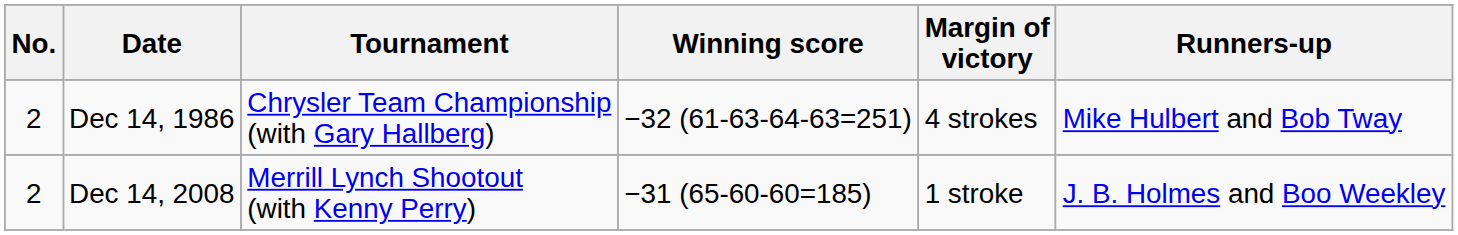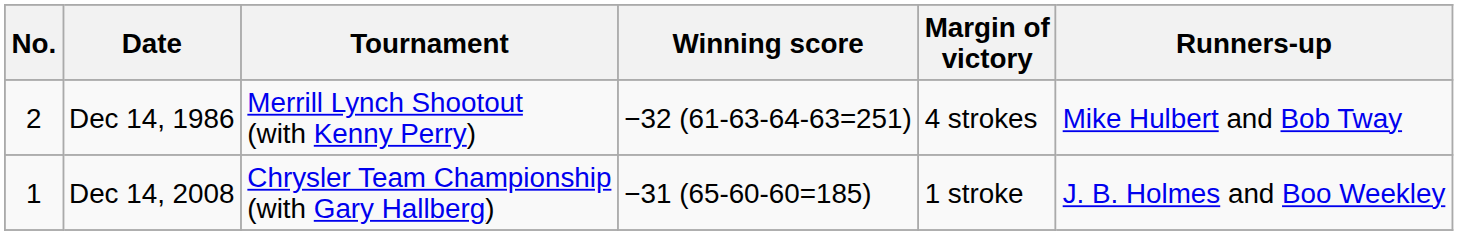(429, 118) Chrysler Team Championship (with Gary Hallberg) -> (385, 118) Merrill Lynch Shootout (with Kenny Perry)
(34, 193) 2 -> (34, 193) 1
(385, 193) Merrill Lynch Shootout (with Kenny Perry) -> (429, 193) Chrysler Team Championship (with Gary Hallberg)
